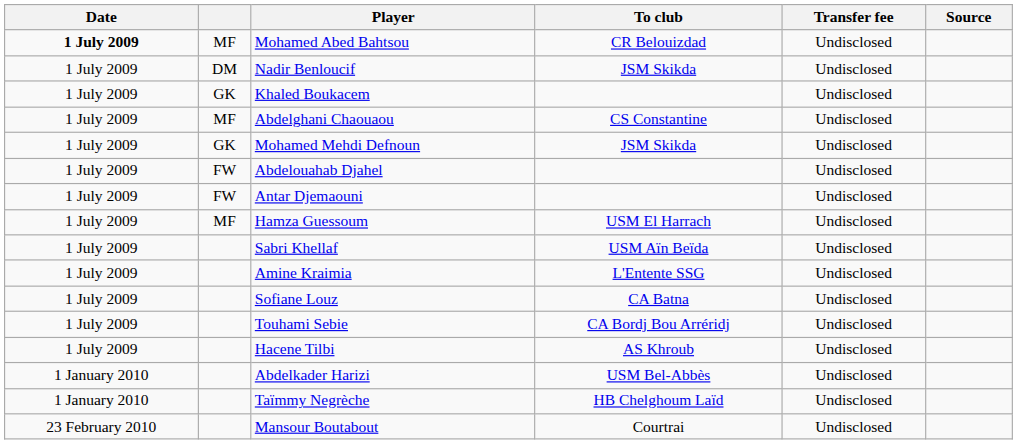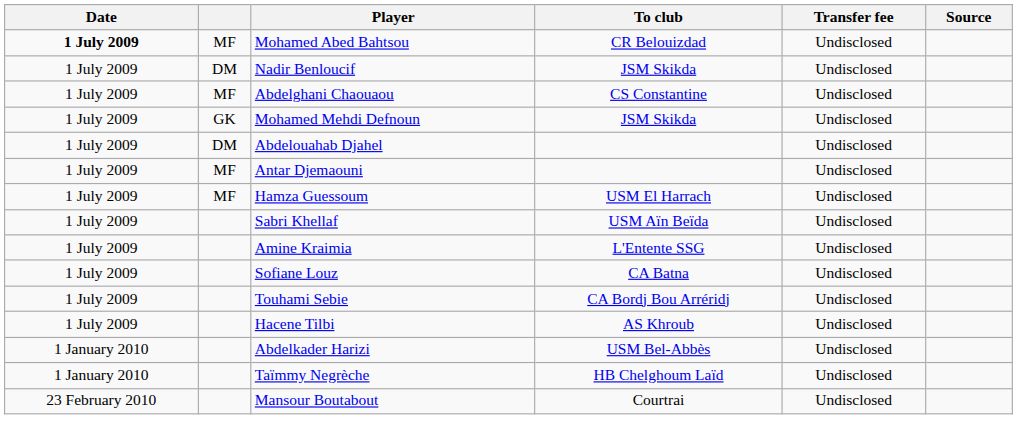- row: (312, 93)
(225, 170) FW -> (225, 144) DM
(225, 195) FW -> (225, 170) MF
